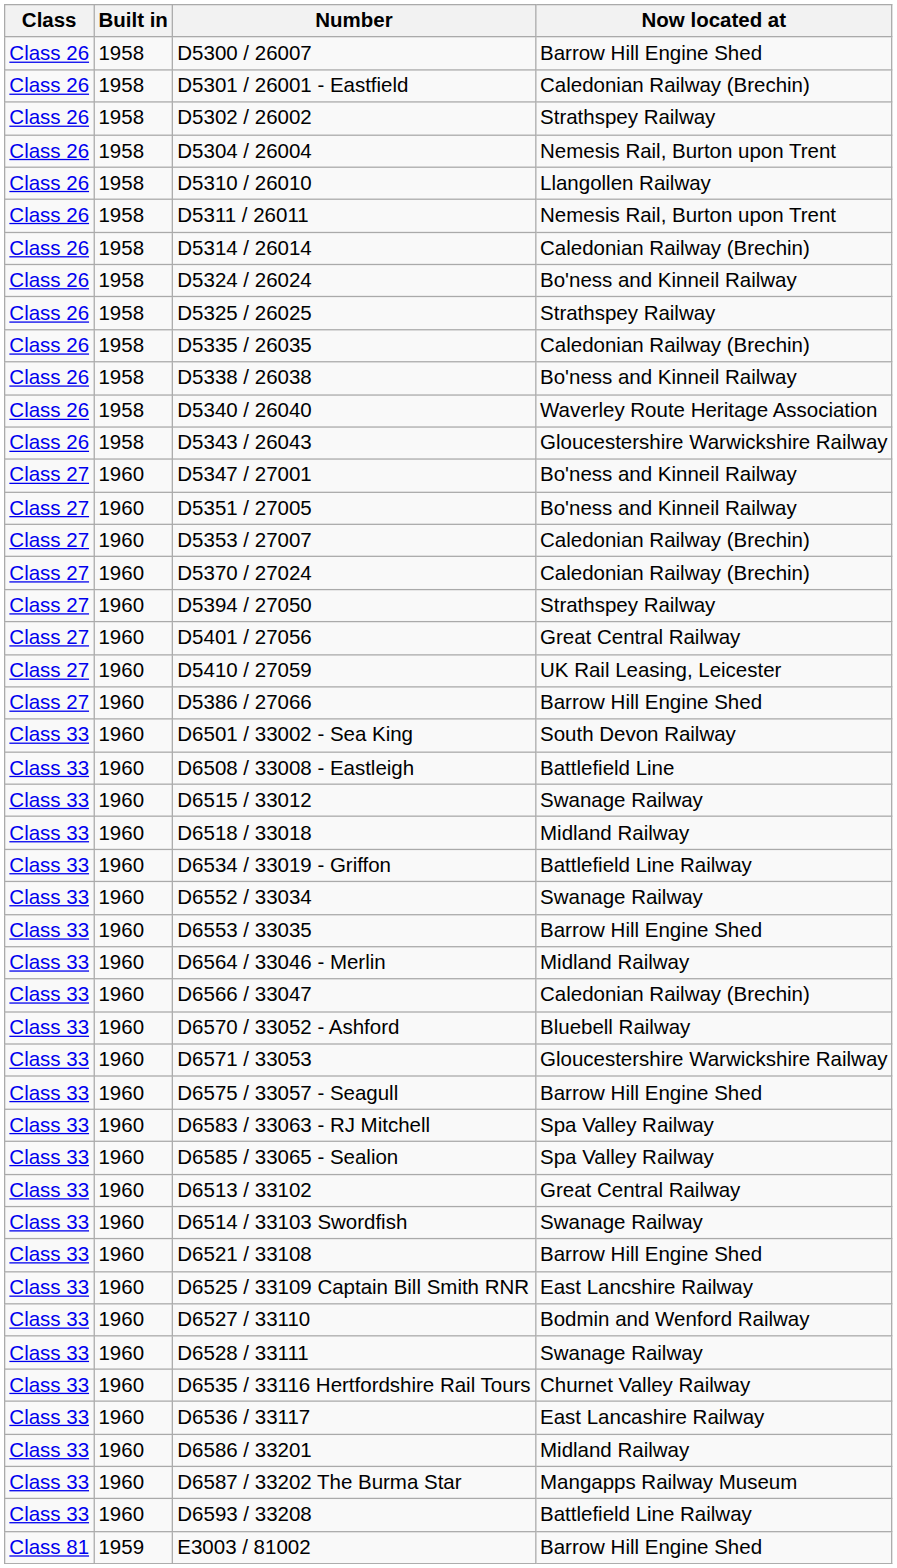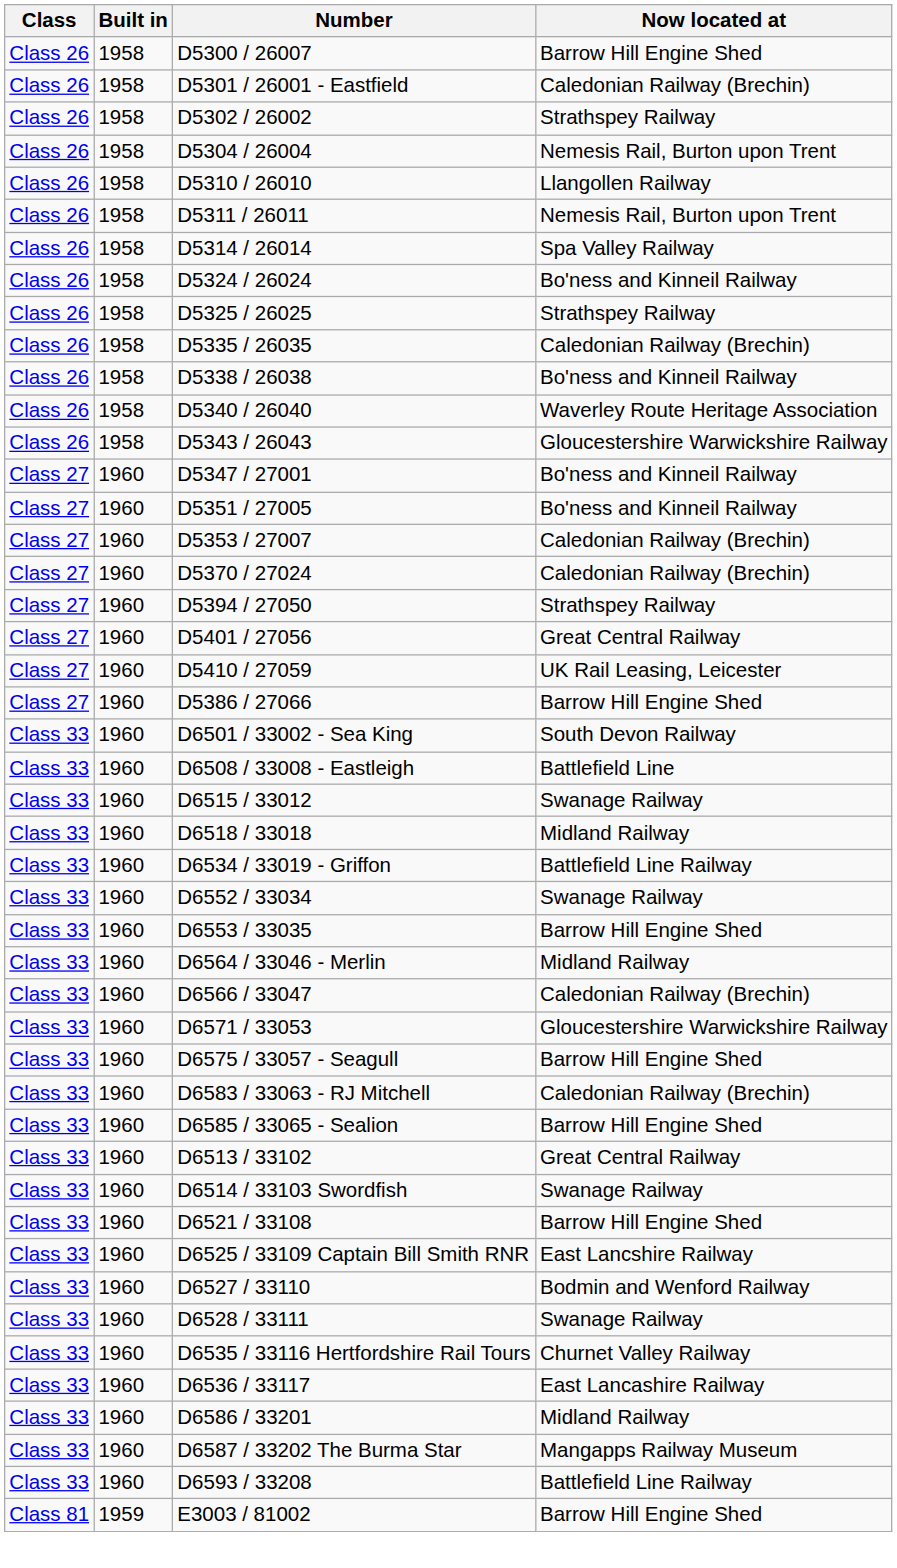(675, 248) Caledonian Railway (Brechin) -> (627, 248) Spa Valley Railway
- row: (288, 1027)
(627, 1125) Spa Valley Railway -> (675, 1092) Caledonian Railway (Brechin)
(627, 1157) Spa Valley Railway -> (651, 1125) Barrow Hill Engine Shed
